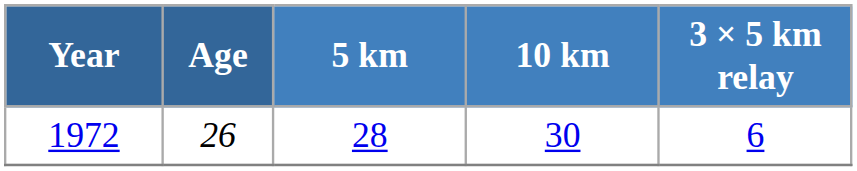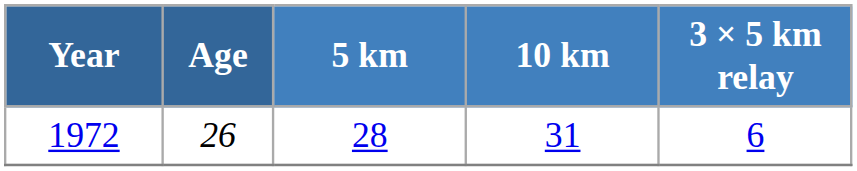(563, 135) 30 -> (563, 135) 31
